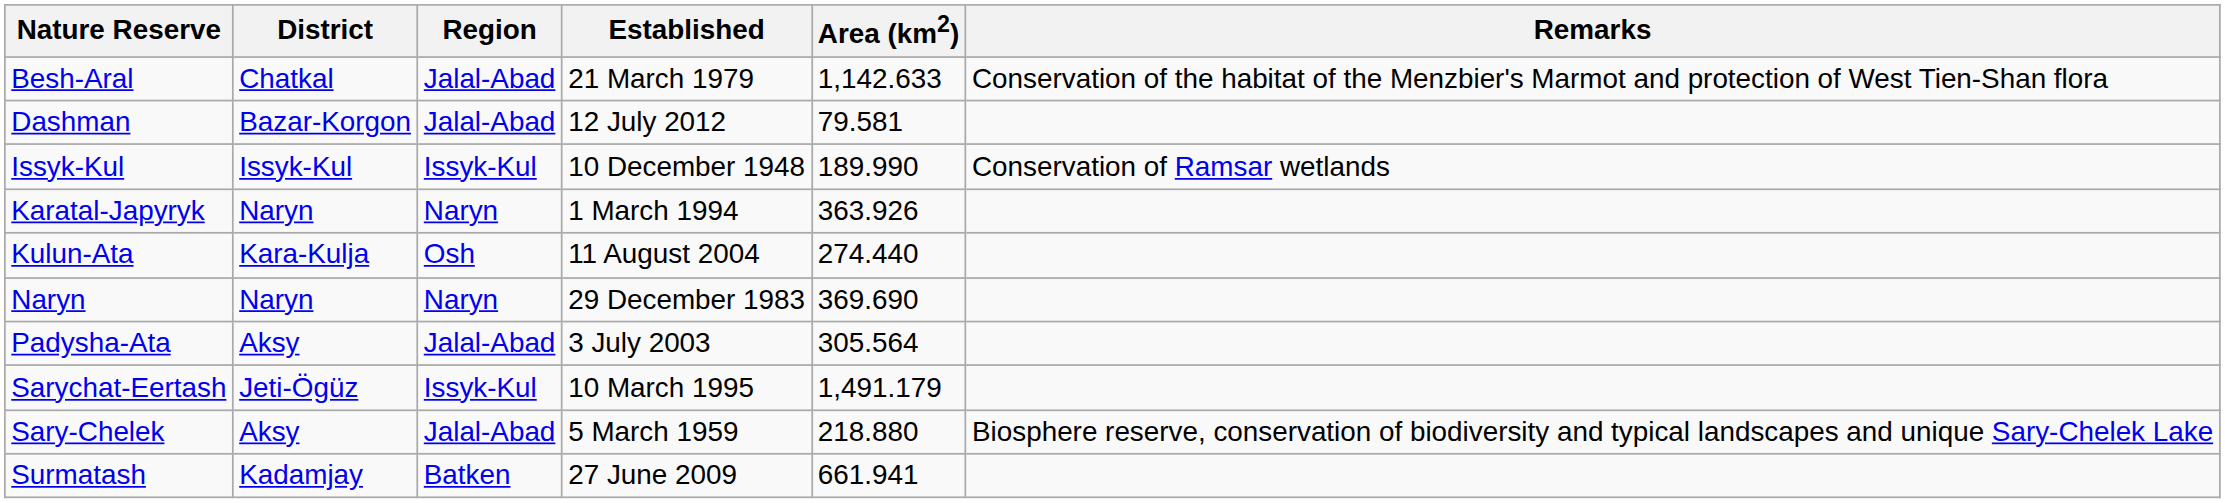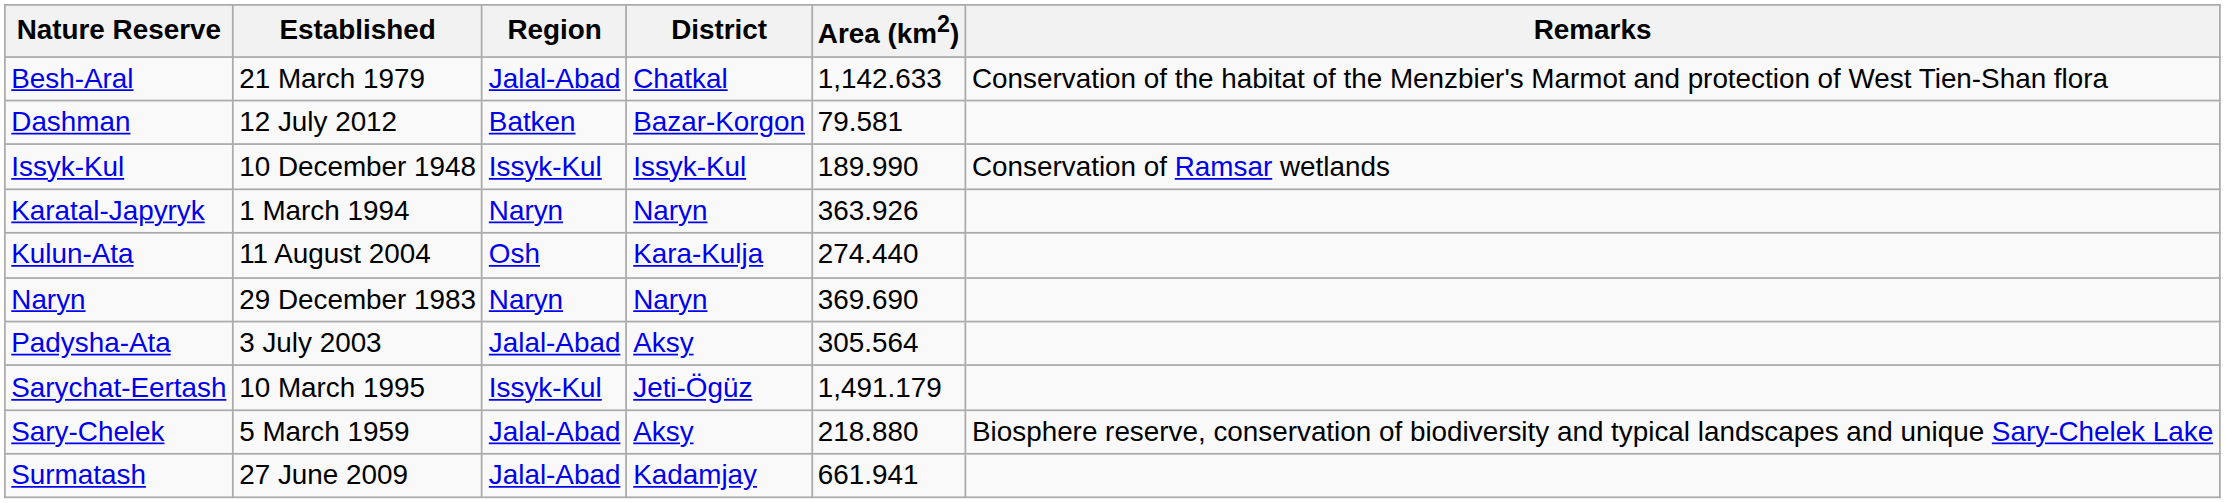columns swapped: (687, 30) <-> (325, 30)
(490, 122) Jalal-Abad -> (532, 122) Batken
(467, 475) Batken -> (555, 475) Jalal-Abad
